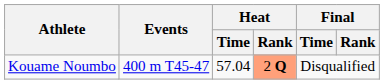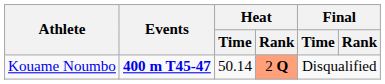(166, 67) normal -> (167, 67) bold
(233, 67) 57.04 -> (235, 67) 50.14
